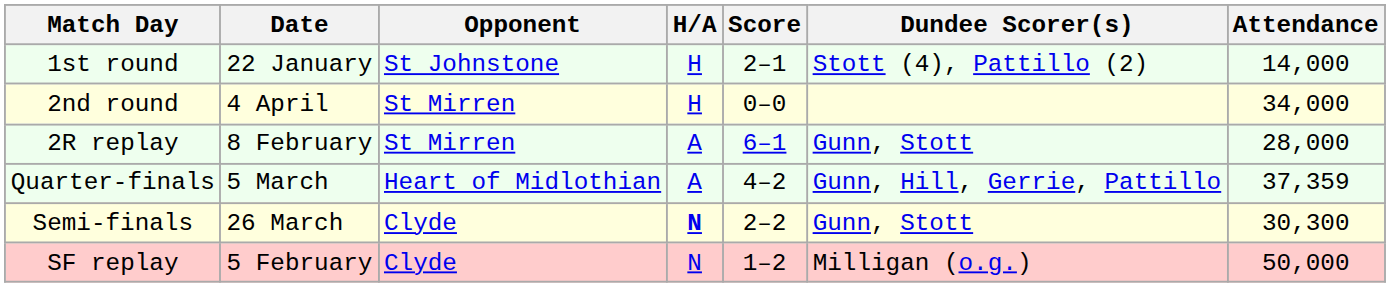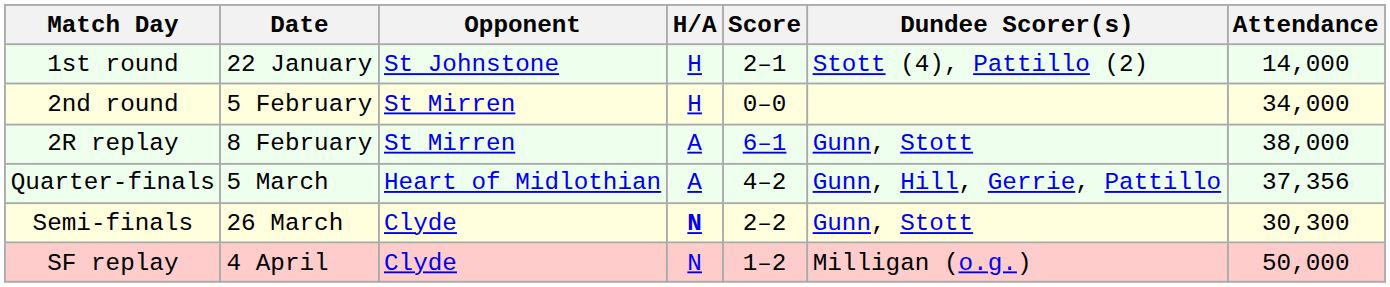(278, 104) 4 April -> (299, 104) 5 February
(1306, 144) 28,000 -> (1306, 144) 38,000
(1306, 183) 37,359 -> (1306, 183) 37,356
(299, 262) 5 February -> (278, 262) 4 April
